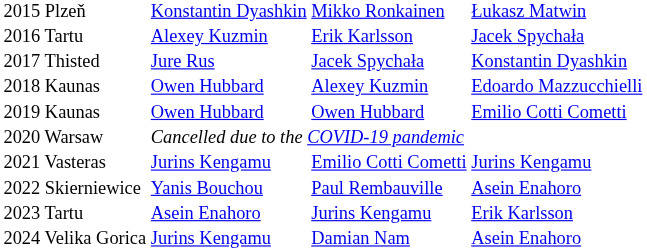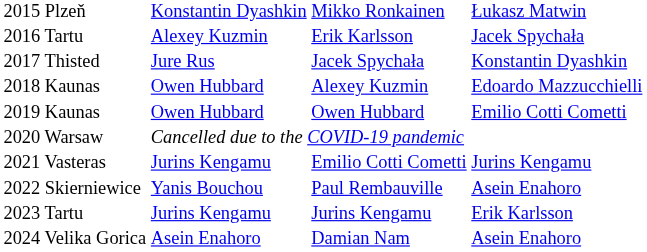(206, 213) Asein Enahoro -> (211, 213) Jurins Kengamu
(211, 238) Jurins Kengamu -> (206, 238) Asein Enahoro
